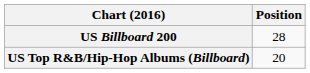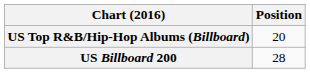rows swapped: (129, 36) <-> (129, 57)
